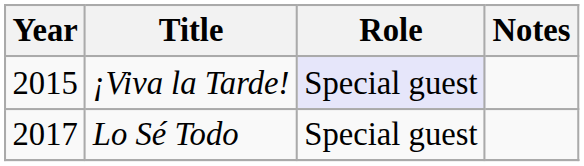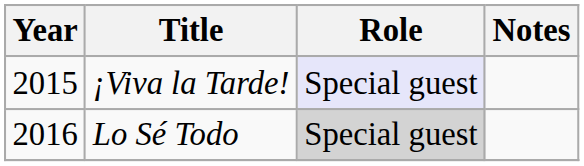(45, 133) 2017 -> (45, 133) 2016
(391, 133) no background -> (391, 133) lightgrey background
